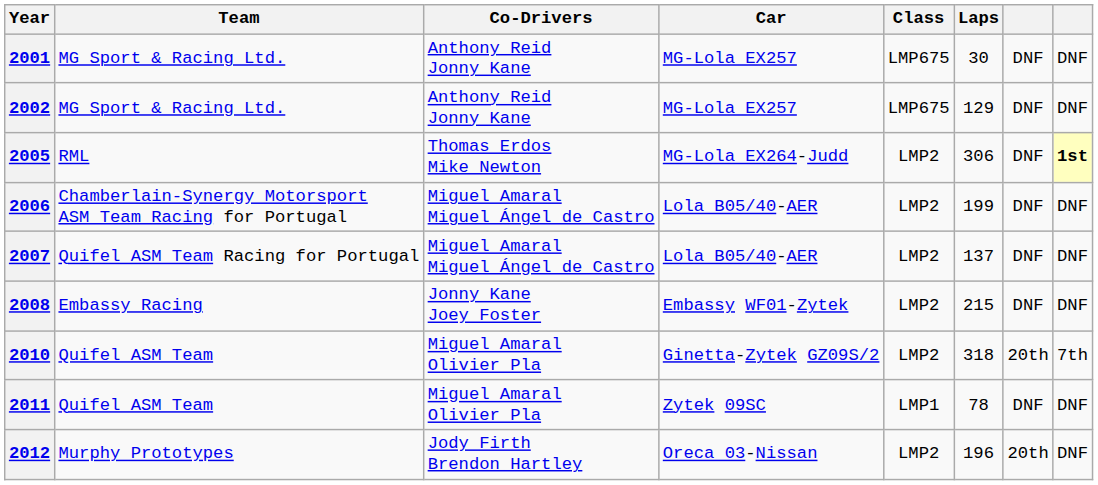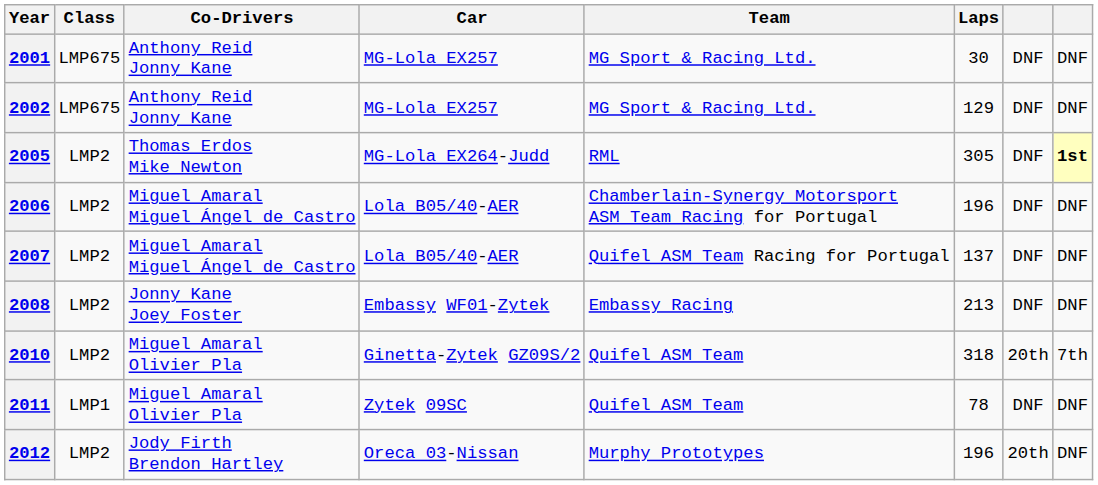columns swapped: (239, 19) <-> (919, 19)
(979, 157) 306 -> (979, 157) 305
(979, 206) 199 -> (979, 206) 196
(979, 305) 215 -> (979, 305) 213
